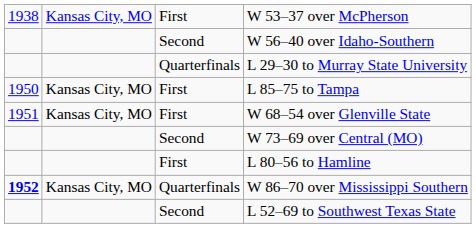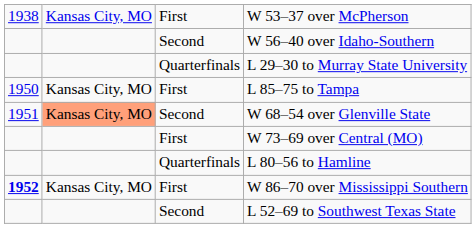(99, 114) no background -> (99, 114) lightsalmon background
(173, 114) First -> (182, 114) Second
(182, 138) Second -> (173, 138) First
(173, 162) First -> (200, 162) Quarterfinals
(200, 187) Quarterfinals -> (173, 187) First
